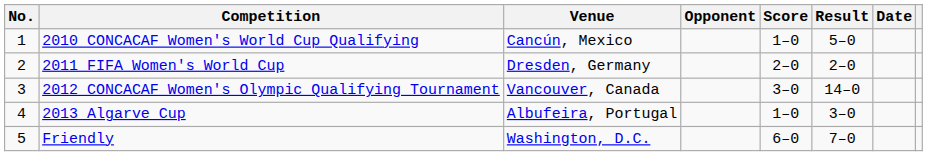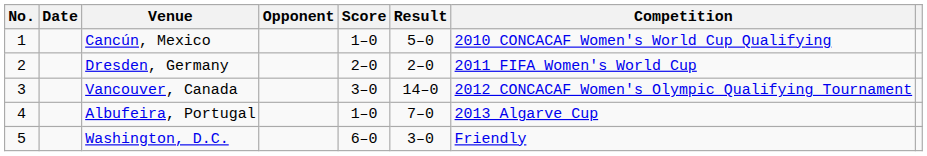columns swapped: (894, 17) <-> (271, 17)
(842, 114) 3–0 -> (421, 114) 7–0
(842, 139) 7–0 -> (421, 139) 3–0
